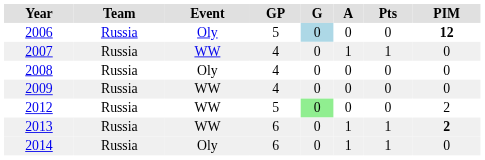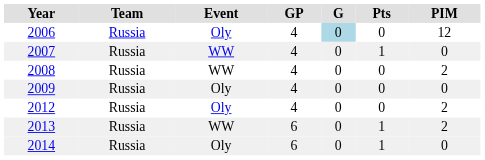- column: (348, 13)
(276, 32) 5 -> (294, 32) 4
(447, 32) bold -> (444, 32) normal
(207, 70) Oly -> (221, 70) WW
(447, 70) 0 -> (444, 70) 2
(207, 89) WW -> (221, 89) Oly
(207, 108) WW -> (221, 108) Oly
(276, 108) 5 -> (294, 108) 4
(317, 108) lightgreen background -> (338, 108) no background
(447, 127) bold -> (444, 127) normal
